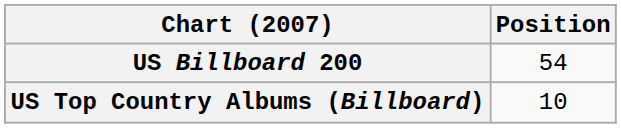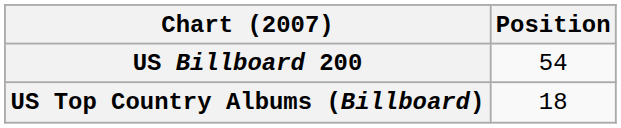(553, 102) 10 -> (553, 102) 18
